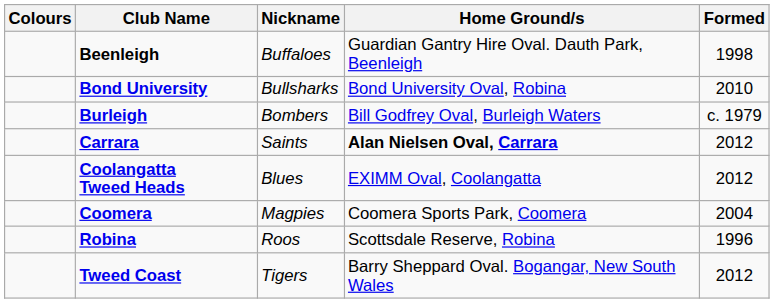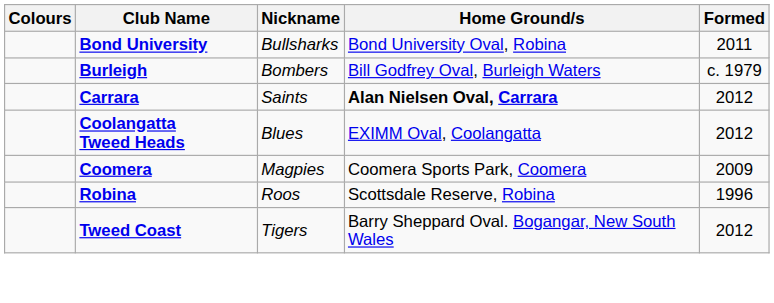- row: (119, 54)
(734, 90) 2010 -> (734, 45) 2011
(734, 214) 2004 -> (734, 169) 2009
